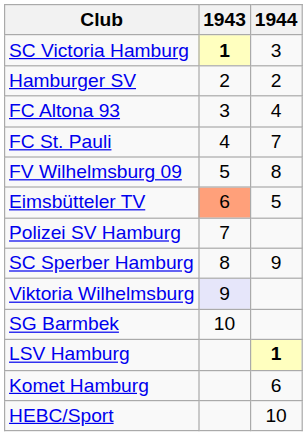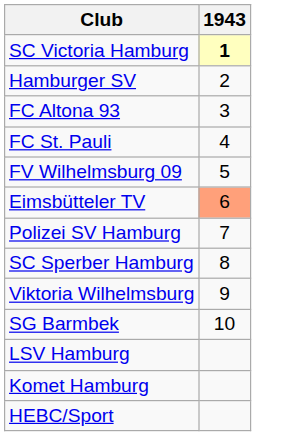- column: (276, 19)
(225, 293) lavender background -> (225, 293) no background
